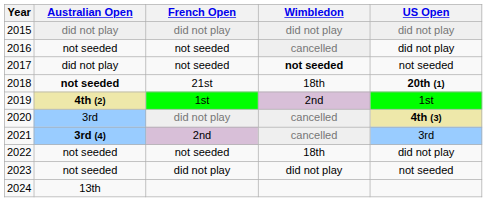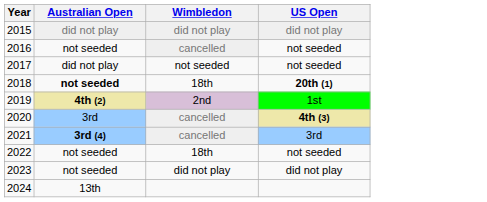- column: (202, 13)
(426, 48) did not play -> (314, 48) not seeded
(314, 65) bold -> (202, 65) normal
(426, 153) did not play -> (314, 153) not seeded
(426, 170) not seeded -> (314, 170) did not play
